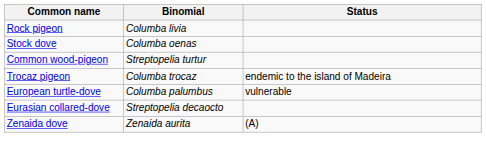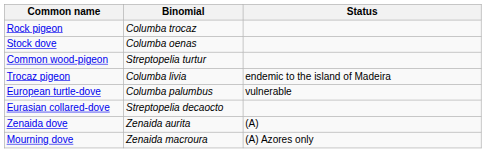(156, 28) Columba livia -> (161, 28) Columba trocaz
(161, 76) Columba trocaz -> (156, 76) Columba livia
+ row: (40, 140)
